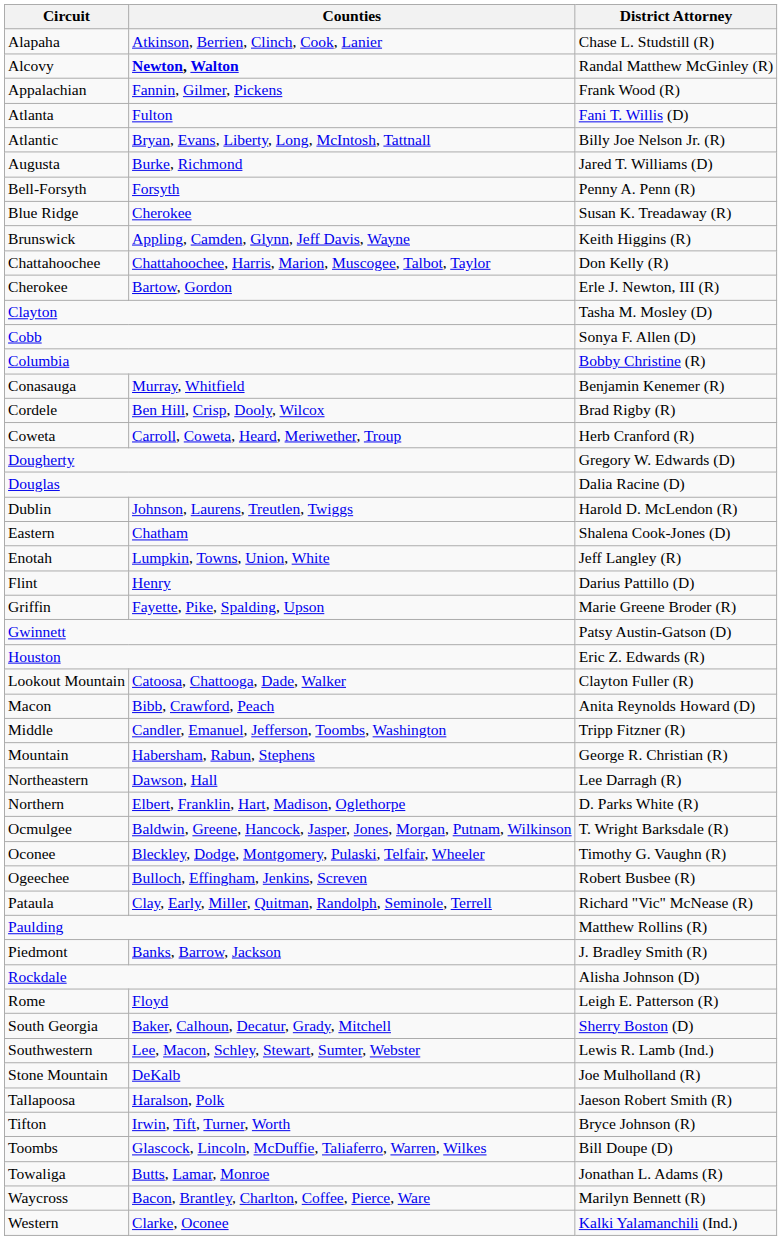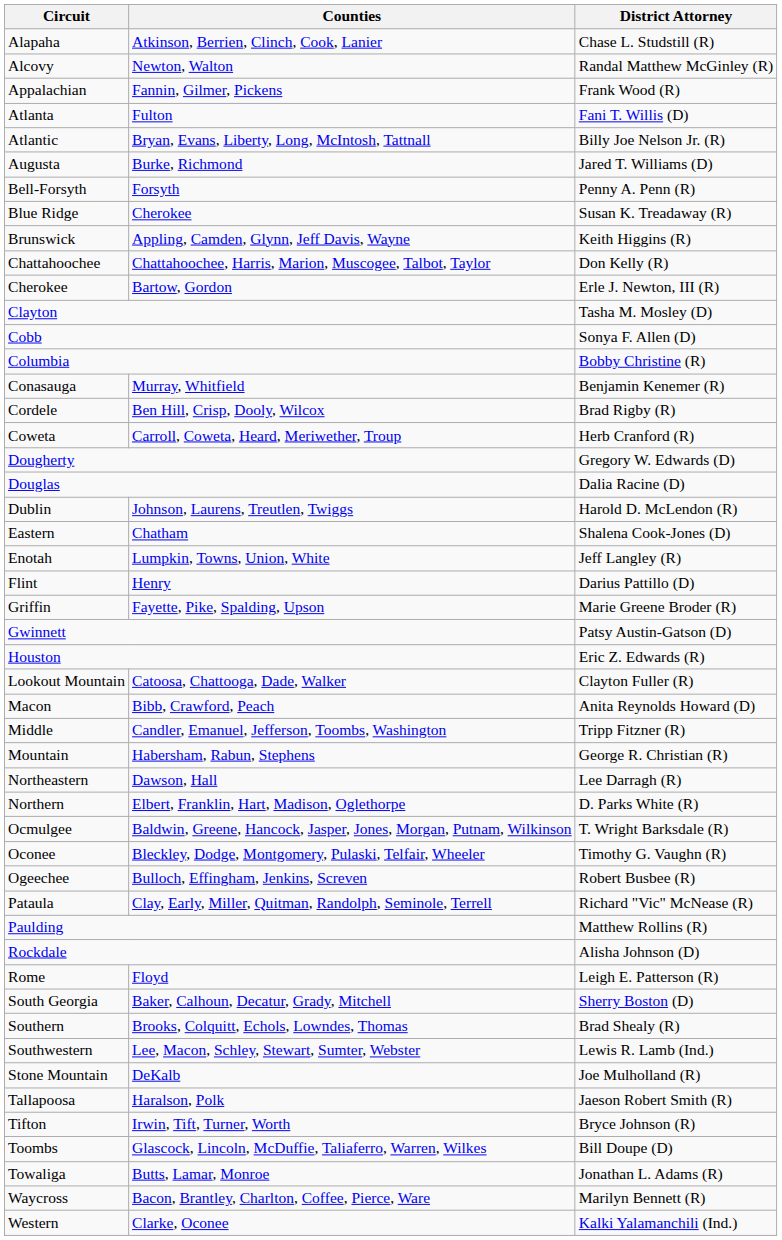(185, 66) bold -> (183, 66) normal
- row: (38, 952)
+ row: (36, 1025)
